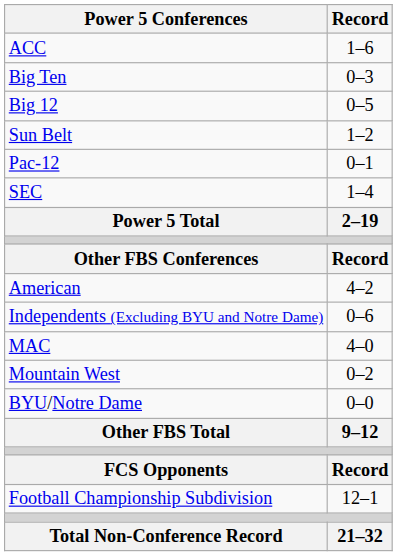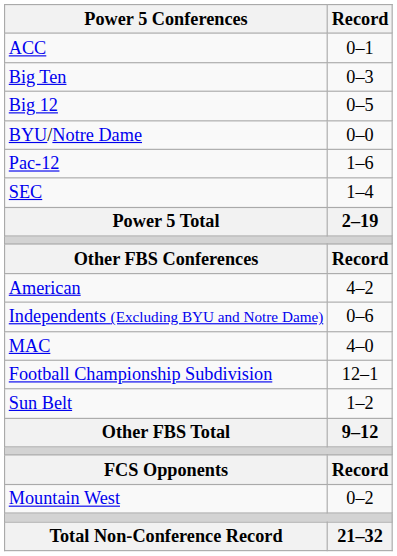(360, 47) 1–6 -> (360, 47) 0–1
rows swapped: (75, 403) <-> (40, 134)
(360, 163) 0–1 -> (360, 163) 1–6
rows swapped: (64, 374) <-> (141, 498)
